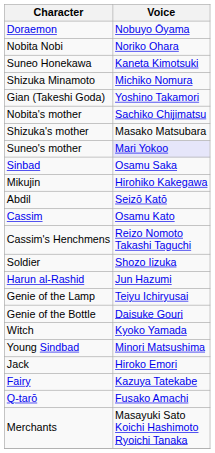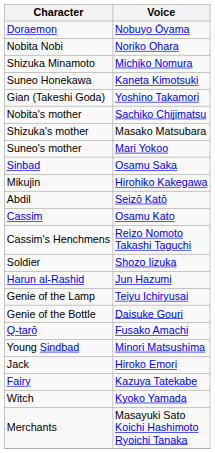rows swapped: (51, 81) <-> (49, 64)
(142, 149) lavender background -> (142, 149) no background
rows swapped: (22, 399) <-> (20, 331)
